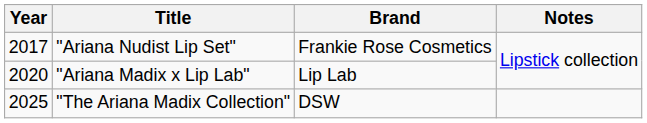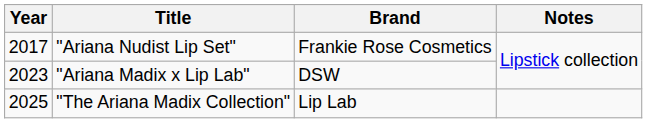(28, 74) 2020 -> (28, 74) 2023
(327, 74) Lip Lab -> (319, 74) DSW
(319, 103) DSW -> (327, 103) Lip Lab
